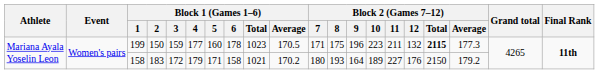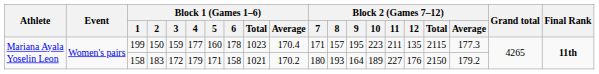(289, 45) 170.5 -> (289, 45) 170.4
(337, 45) 175 -> (337, 45) 157
(356, 45) 196 -> (356, 45) 195
(414, 45) 132 -> (414, 45) 135
(437, 45) bold -> (437, 45) normal
